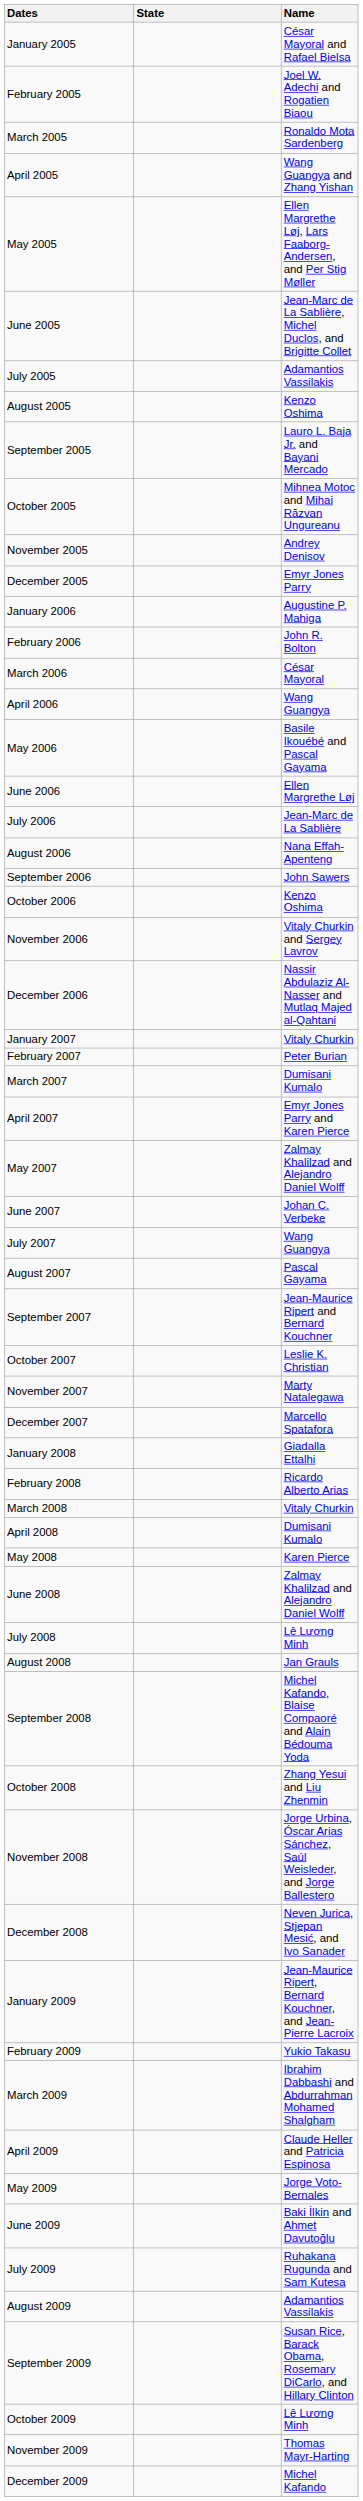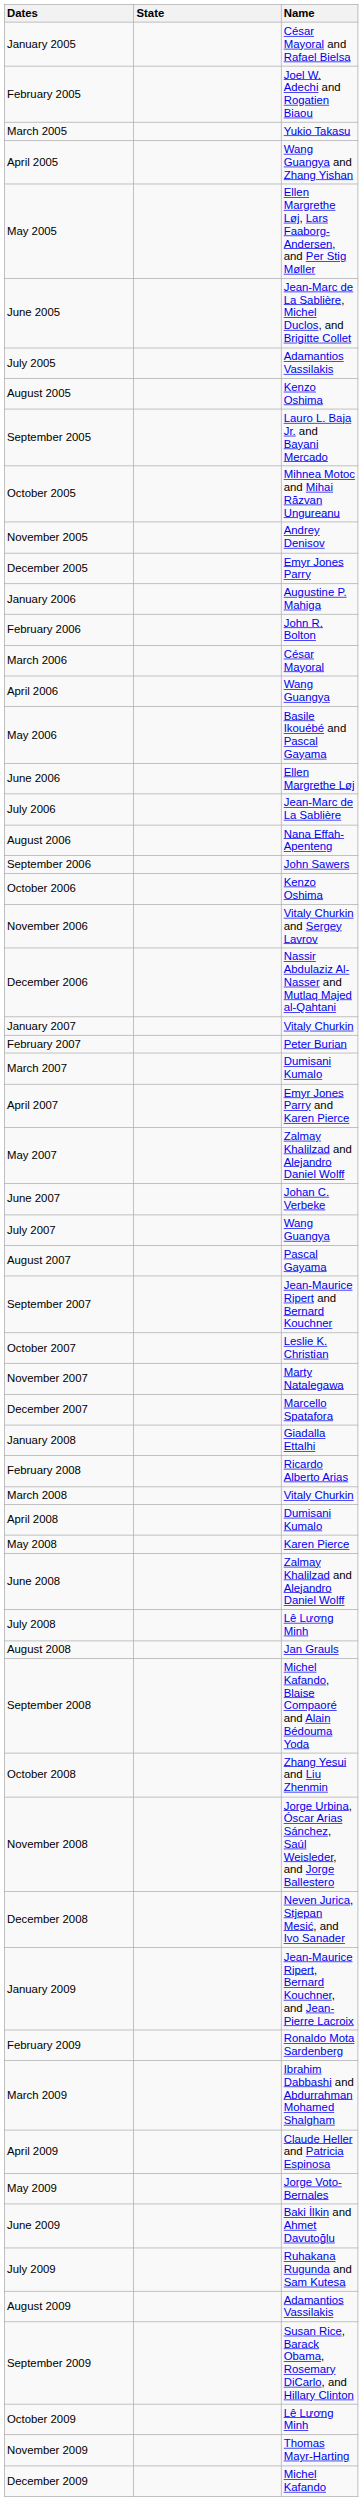(319, 137) Ronaldo Mota Sardenberg -> (317, 131) Yukio Takasu
(317, 2051) Yukio Takasu -> (319, 2045) Ronaldo Mota Sardenberg
